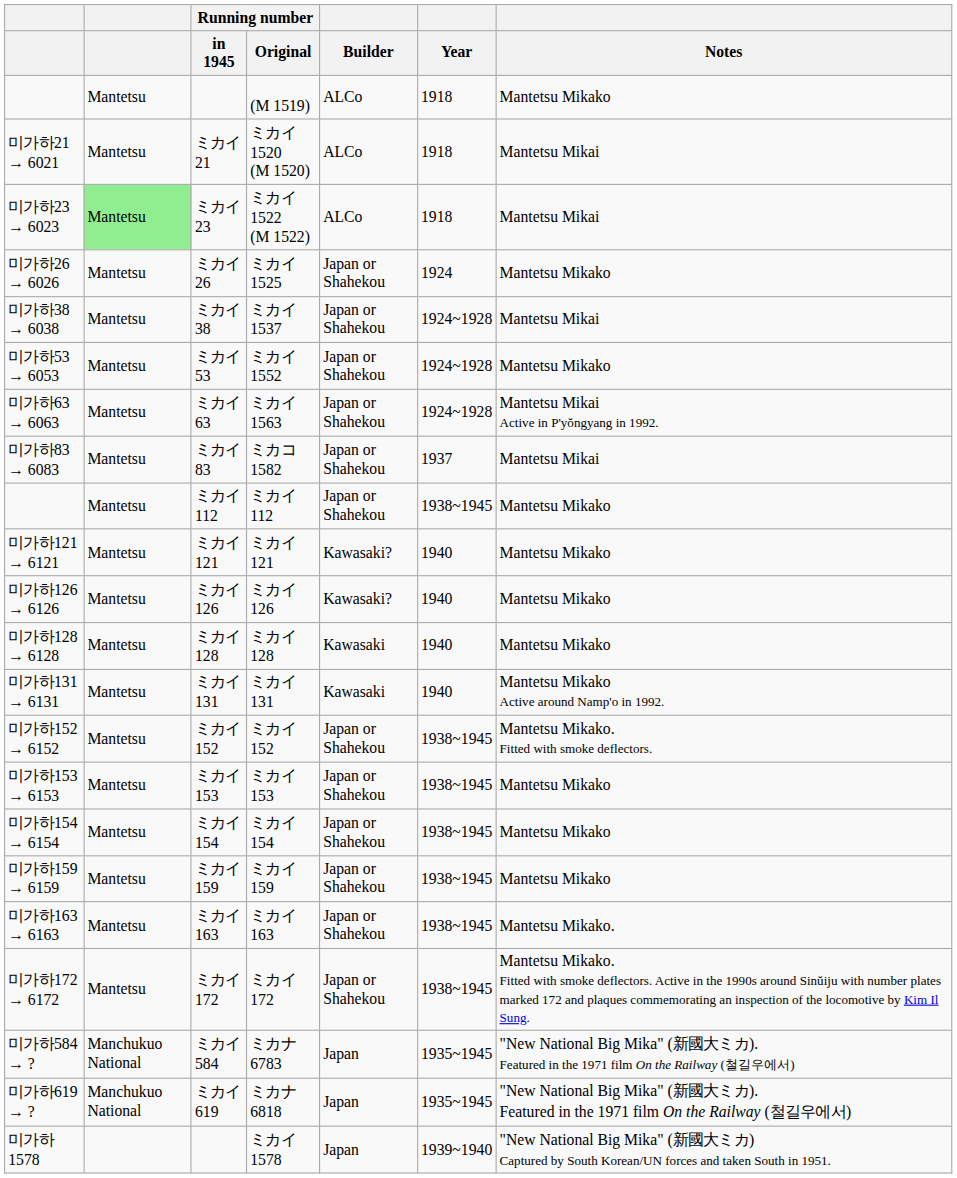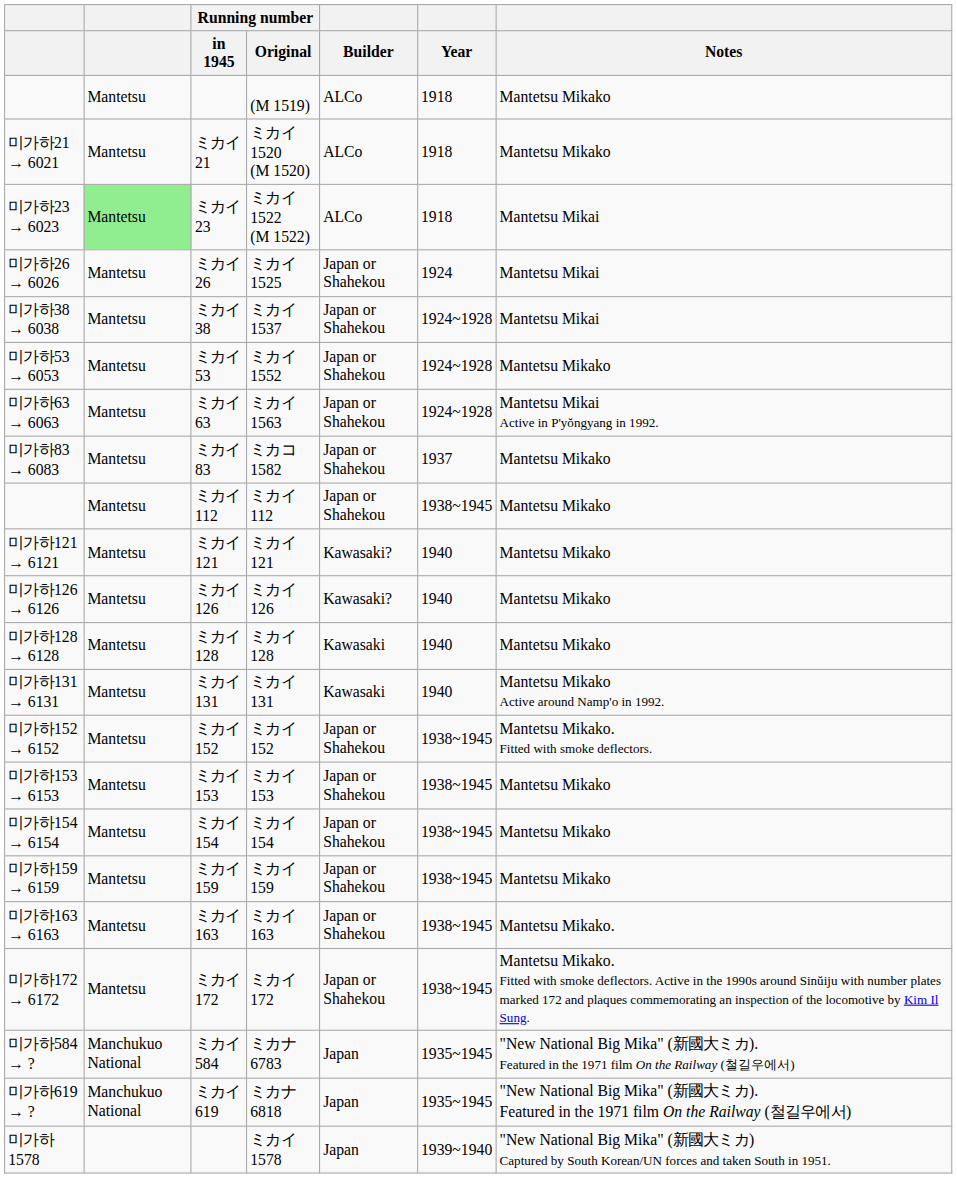(549, 152) Mantetsu Mikai -> (555, 152) Mantetsu Mikako
(555, 273) Mantetsu Mikako -> (549, 273) Mantetsu Mikai
(549, 459) Mantetsu Mikai -> (555, 459) Mantetsu Mikako
